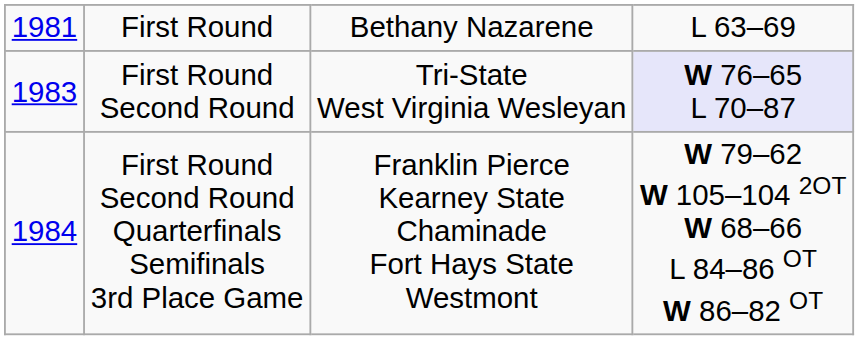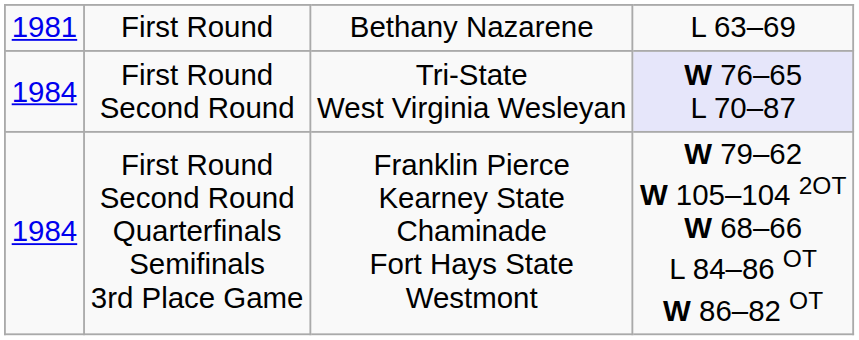(44, 91) 1983 -> (44, 91) 1984
